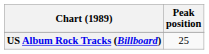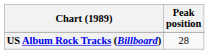(184, 40) 25 -> (184, 40) 28
